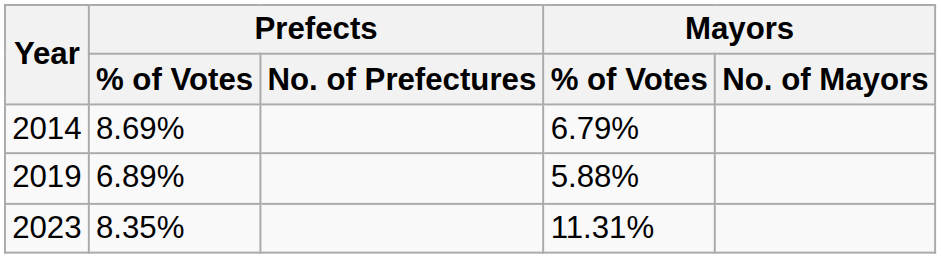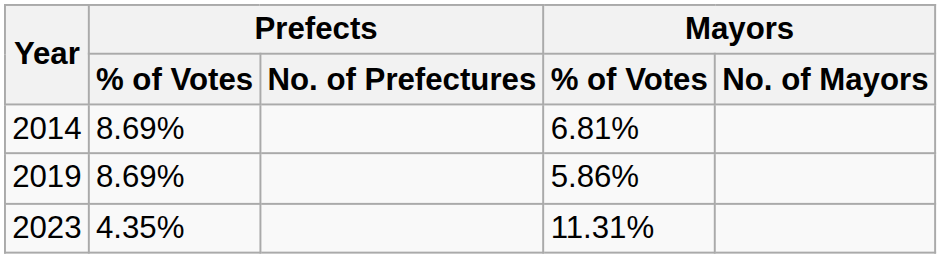(595, 128) 6.79% -> (595, 128) 6.81%
(140, 177) 6.89% -> (140, 177) 8.69%
(595, 177) 5.88% -> (595, 177) 5.86%
(140, 227) 8.35% -> (140, 227) 4.35%
